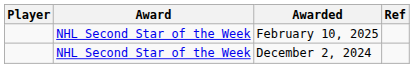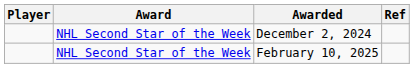rows swapped: (314, 53) <-> (318, 34)
